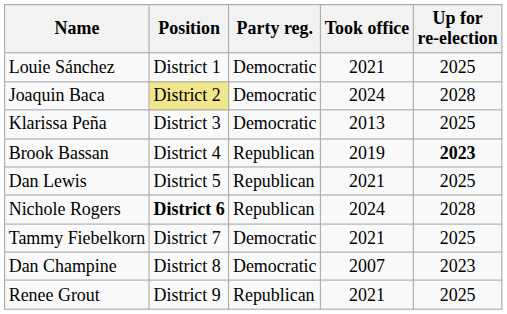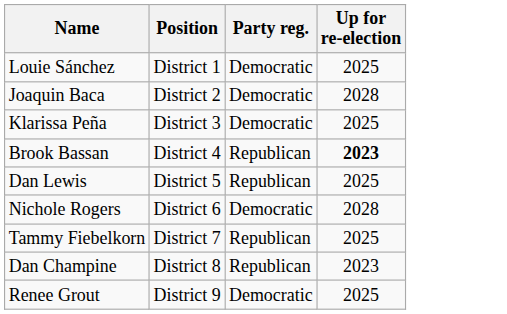- column: (367, 28)
(187, 95) khaki background -> (187, 95) no background
(189, 209) bold -> (187, 209) normal
(274, 209) Republican -> (271, 209) Democratic
(275, 237) Democratic -> (270, 237) Republican
(275, 266) Democratic -> (270, 266) Republican
(274, 294) Republican -> (271, 294) Democratic
